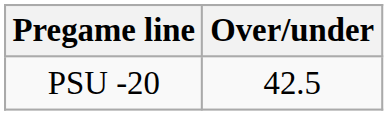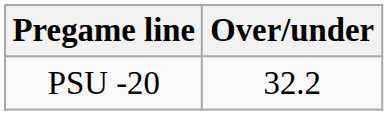(292, 82) 42.5 -> (292, 82) 32.2
